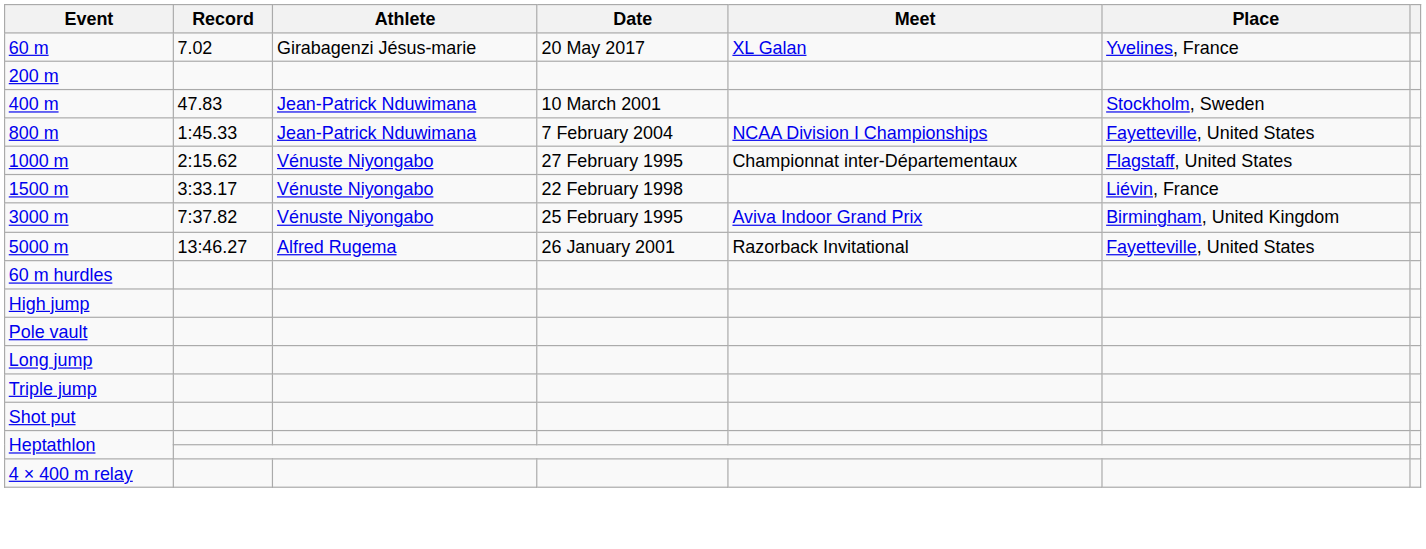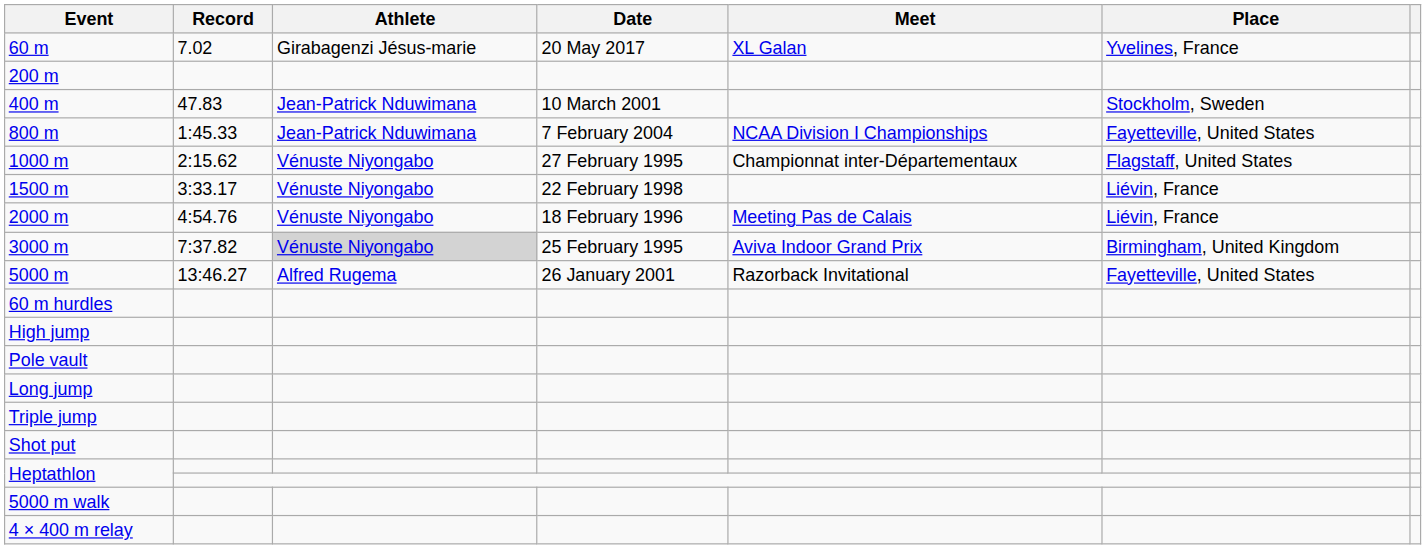+ row: (39, 218)
(355, 218) no background -> (355, 246) lightgrey background
+ row: (59, 502)
